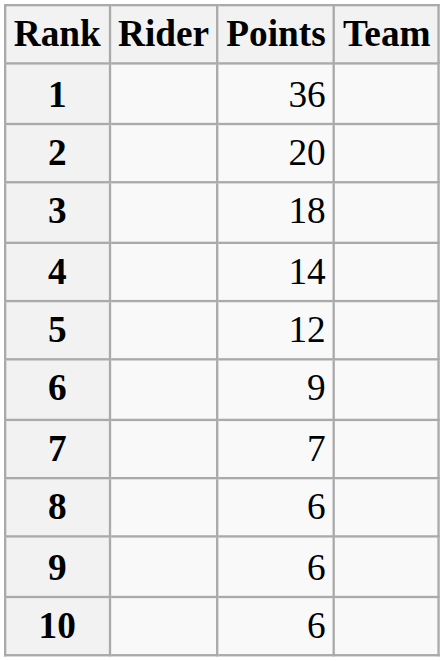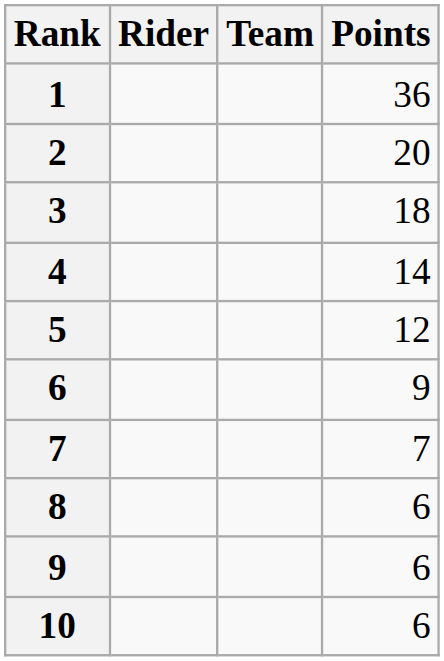columns swapped: (387, 34) <-> (276, 34)
